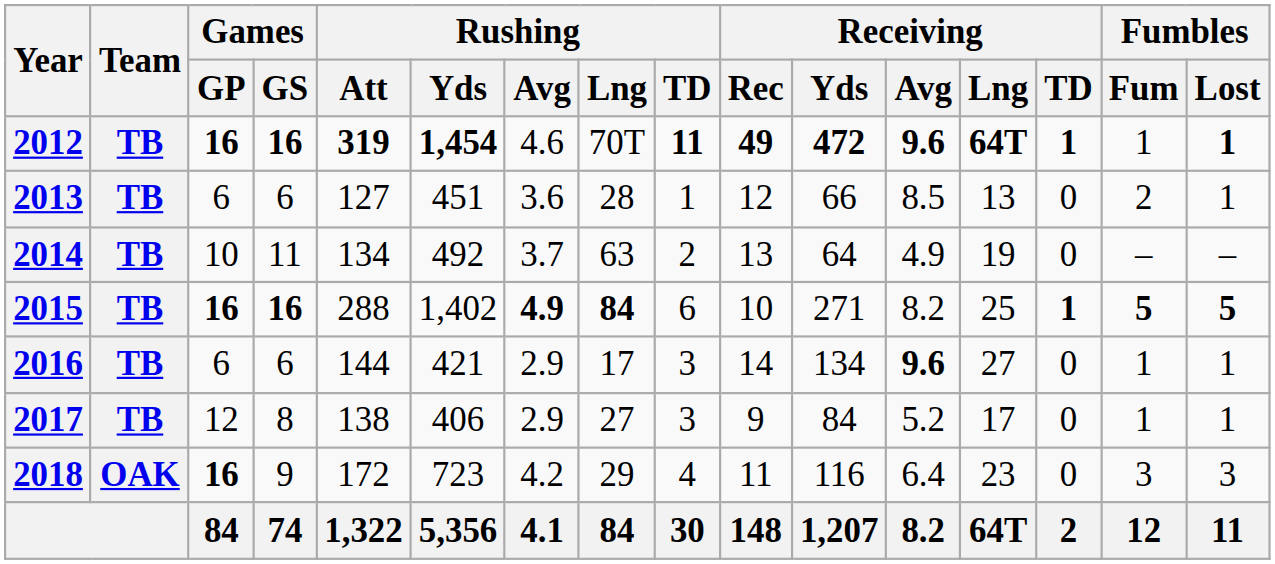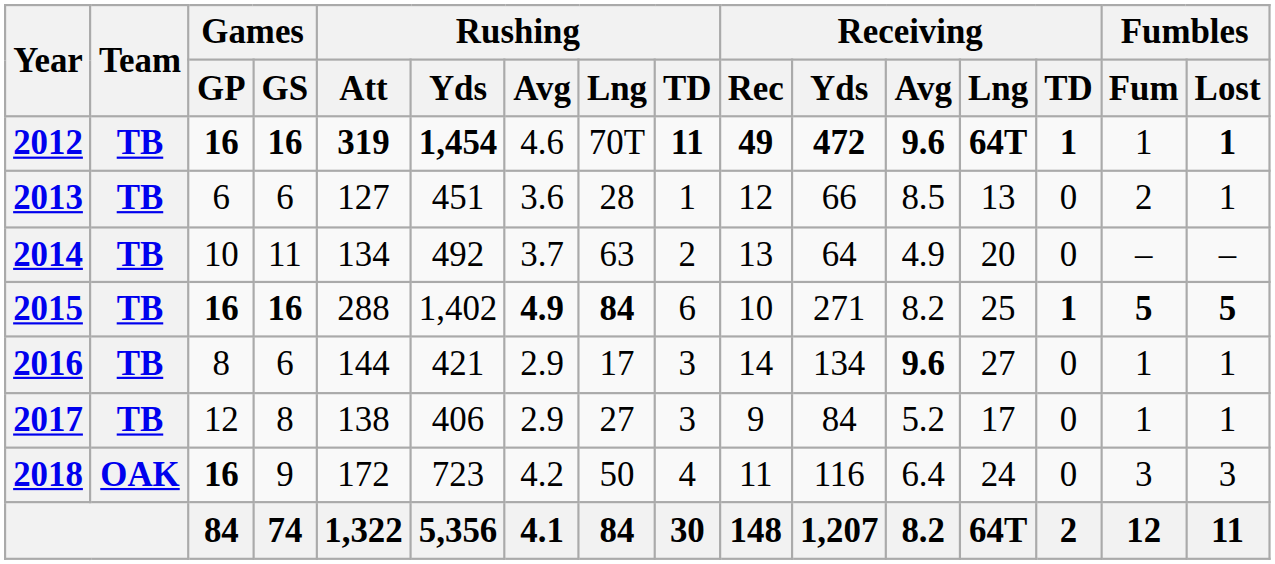(998, 253) 19 -> (998, 253) 20
(221, 364) 6 -> (221, 364) 8
(617, 474) 29 -> (617, 474) 50
(998, 474) 23 -> (998, 474) 24
